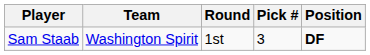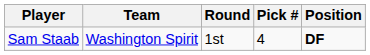(261, 38) 3 -> (261, 38) 4
